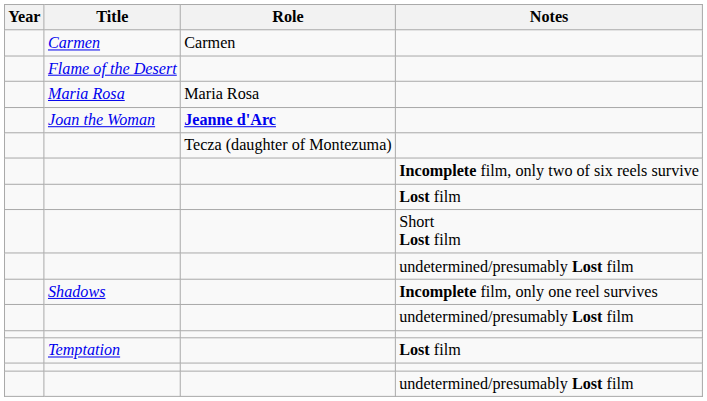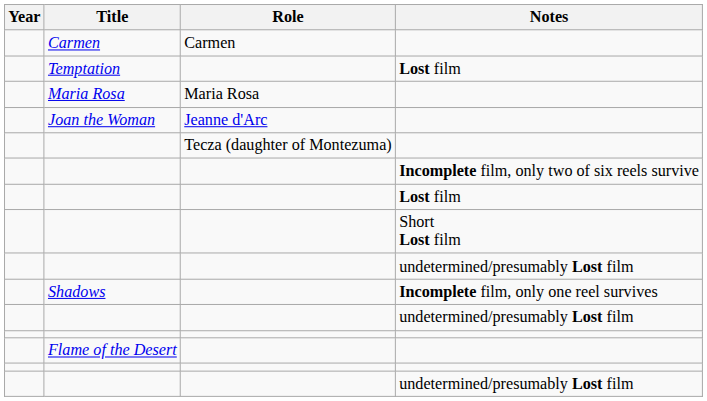rows swapped: (84, 350) <-> (112, 68)
(230, 119) bold -> (226, 119) normal
